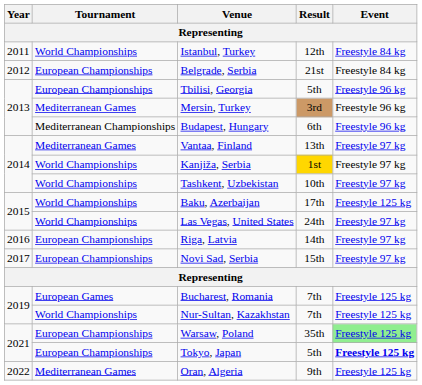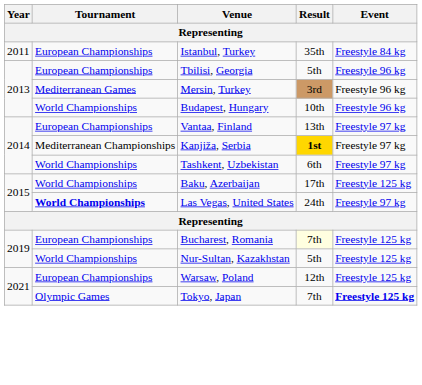(86, 51) World Championships -> (94, 51) European Championships
(314, 51) 12th -> (314, 51) 35th
- row: (219, 70)
(105, 126) Mediterranean Championships -> (86, 108) World Championships
(314, 126) 6th -> (314, 108) 10th
(86, 145) Mediterranean Games -> (94, 126) European Championships
(86, 164) World Championships -> (105, 145) Mediterranean Championships
(314, 164) normal -> (314, 145) bold
(314, 183) 10th -> (314, 164) 6th
(86, 220) normal -> (90, 202) bold
- row: (209, 239)
- row: (219, 258)
(74, 296) European Games -> (94, 239) European Championships
(314, 296) no background -> (314, 239) lightyellow background
(314, 314) 7th -> (314, 258) 5th
(314, 333) 35th -> (314, 277) 12th
(373, 333) lightgreen background -> (373, 277) no background
(94, 352) European Championships -> (72, 296) Olympic Games
(314, 352) 5th -> (314, 296) 7th
- row: (212, 371)
